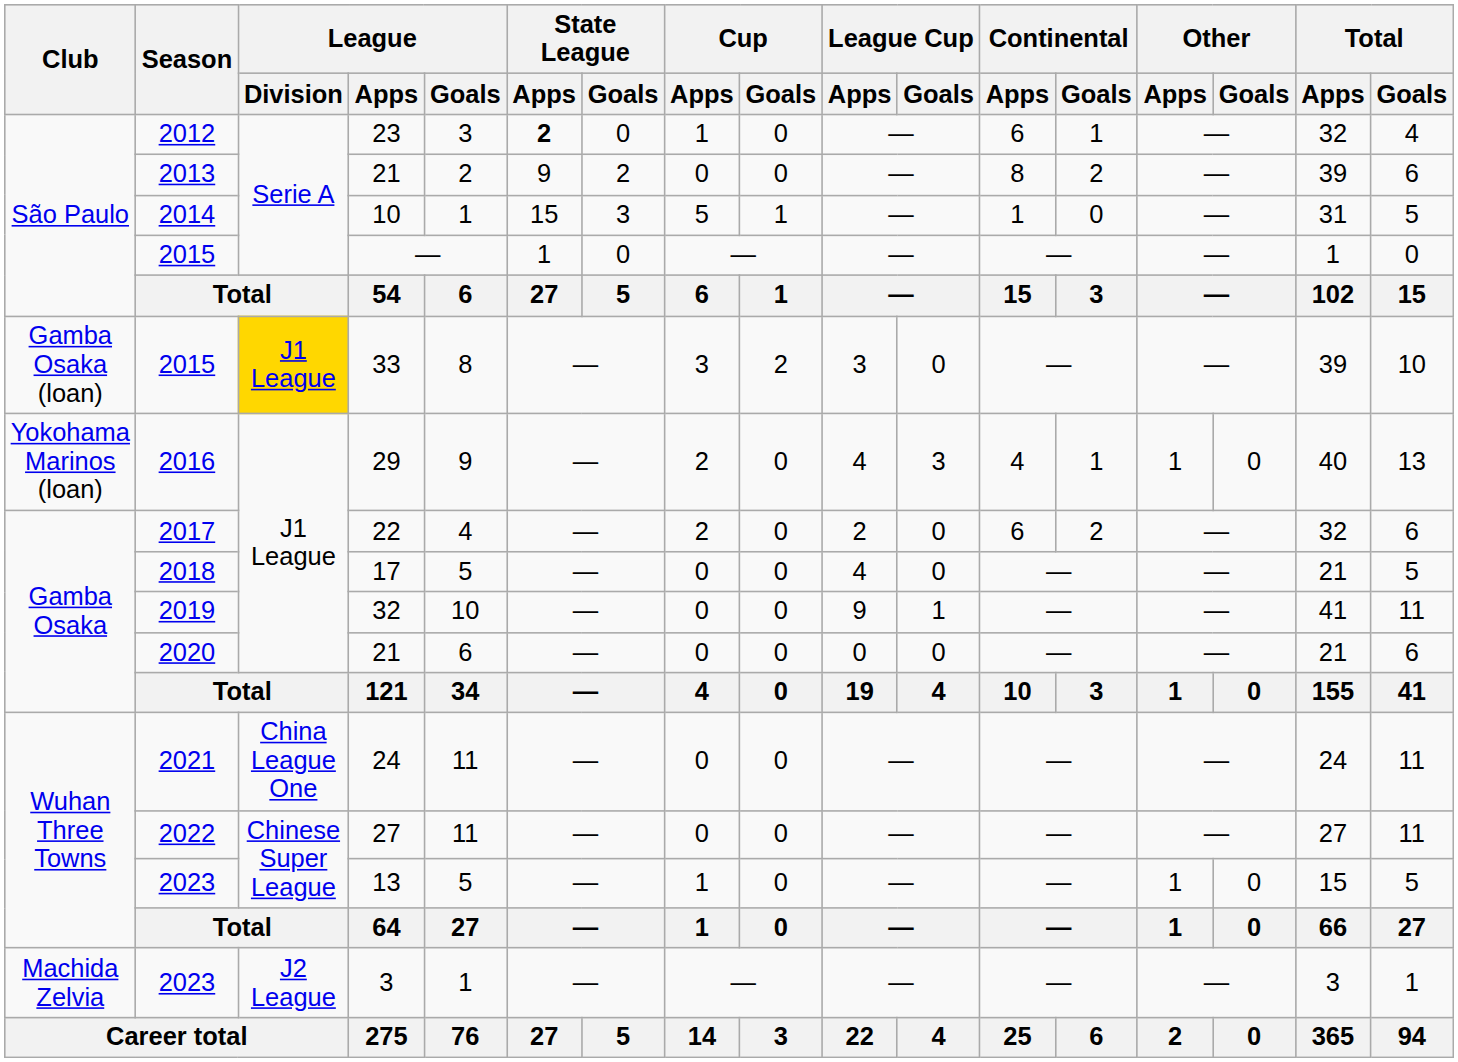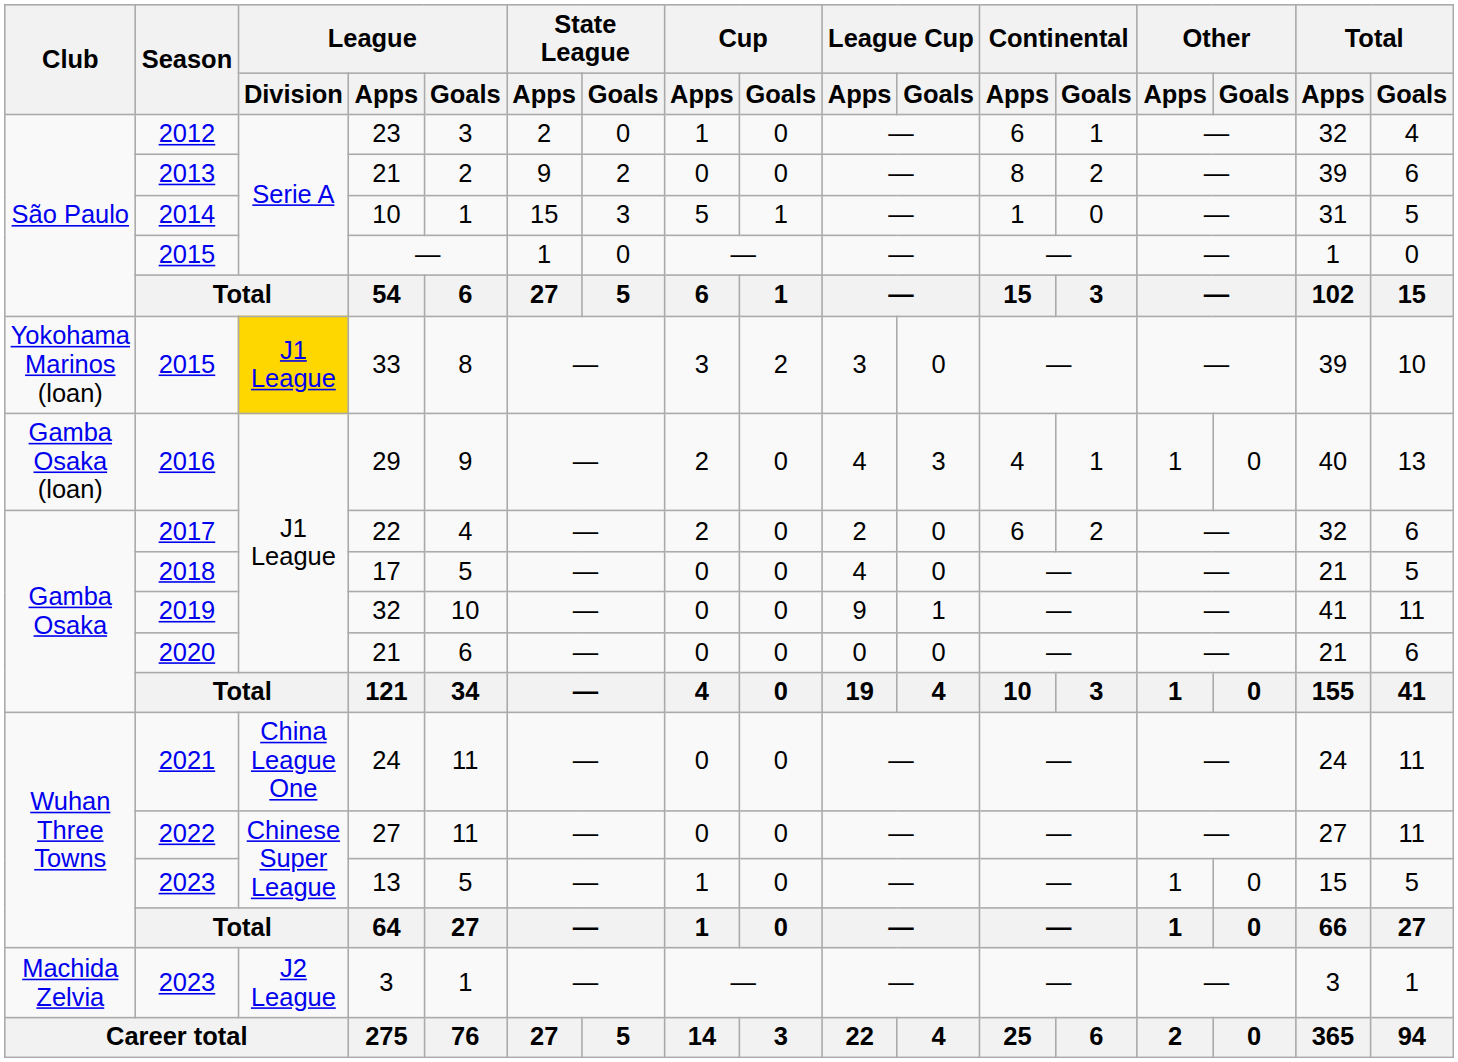(544, 133) bold -> (544, 133) normal
(70, 364) Gamba Osaka (loan) -> (70, 364) Yokohama Marinos (loan)
(70, 461) Yokohama Marinos (loan) -> (70, 461) Gamba Osaka (loan)
